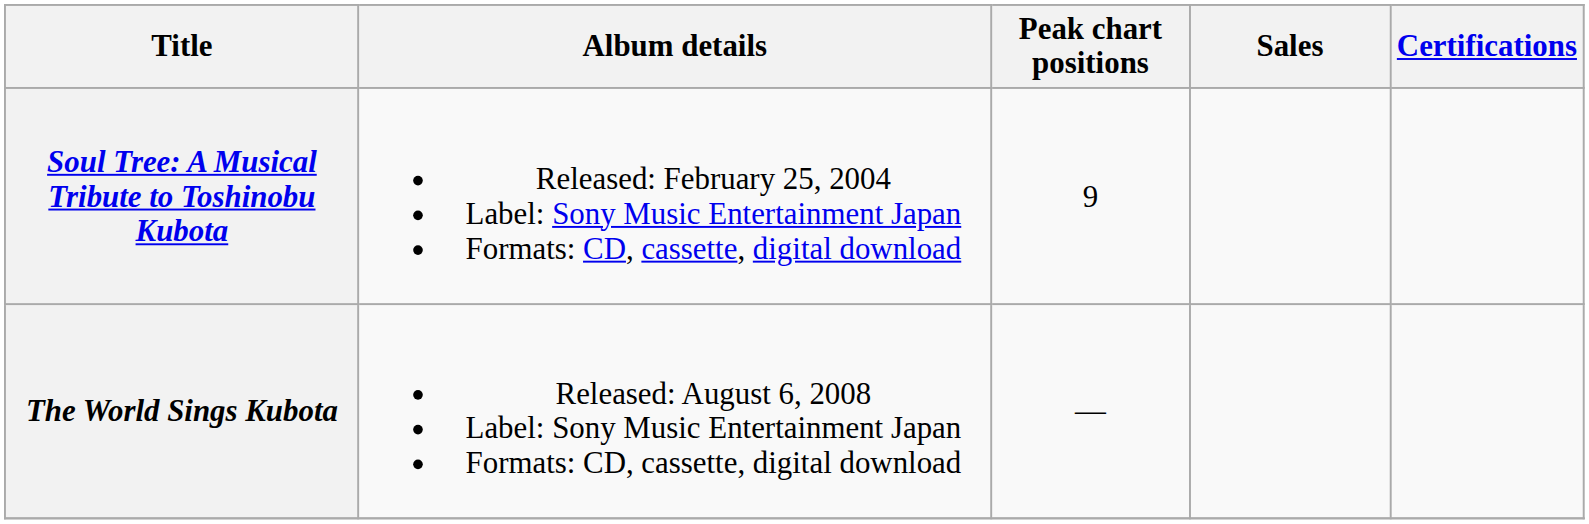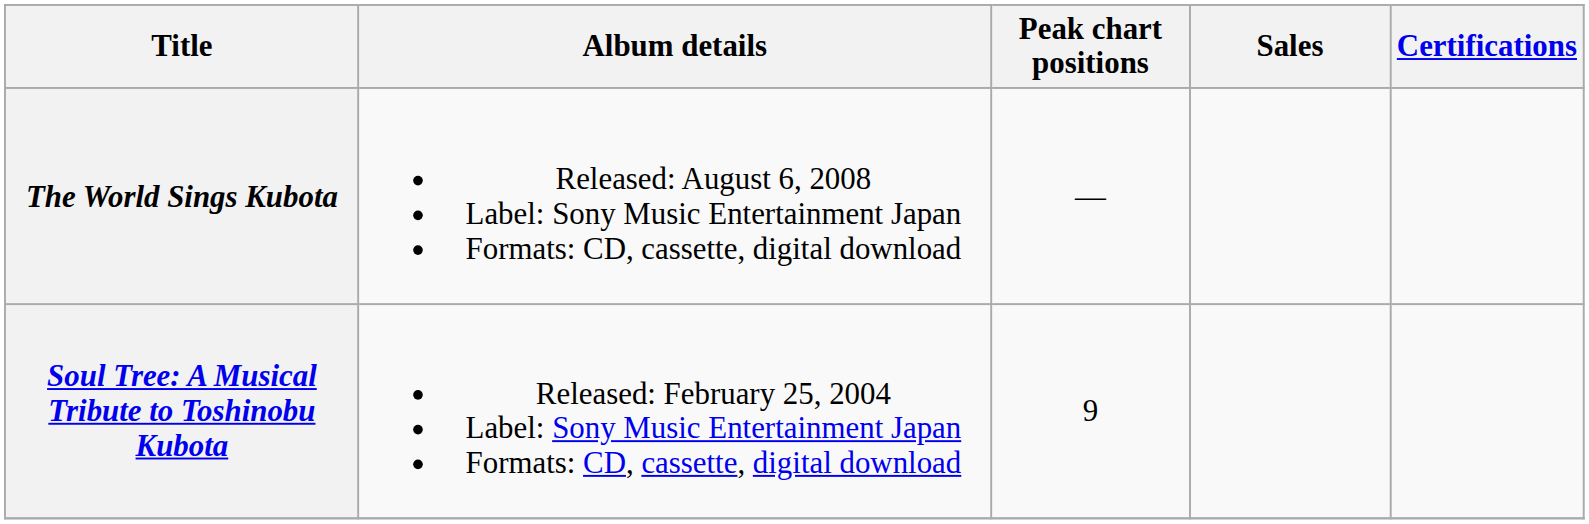rows swapped: (182, 195) <-> (182, 410)
